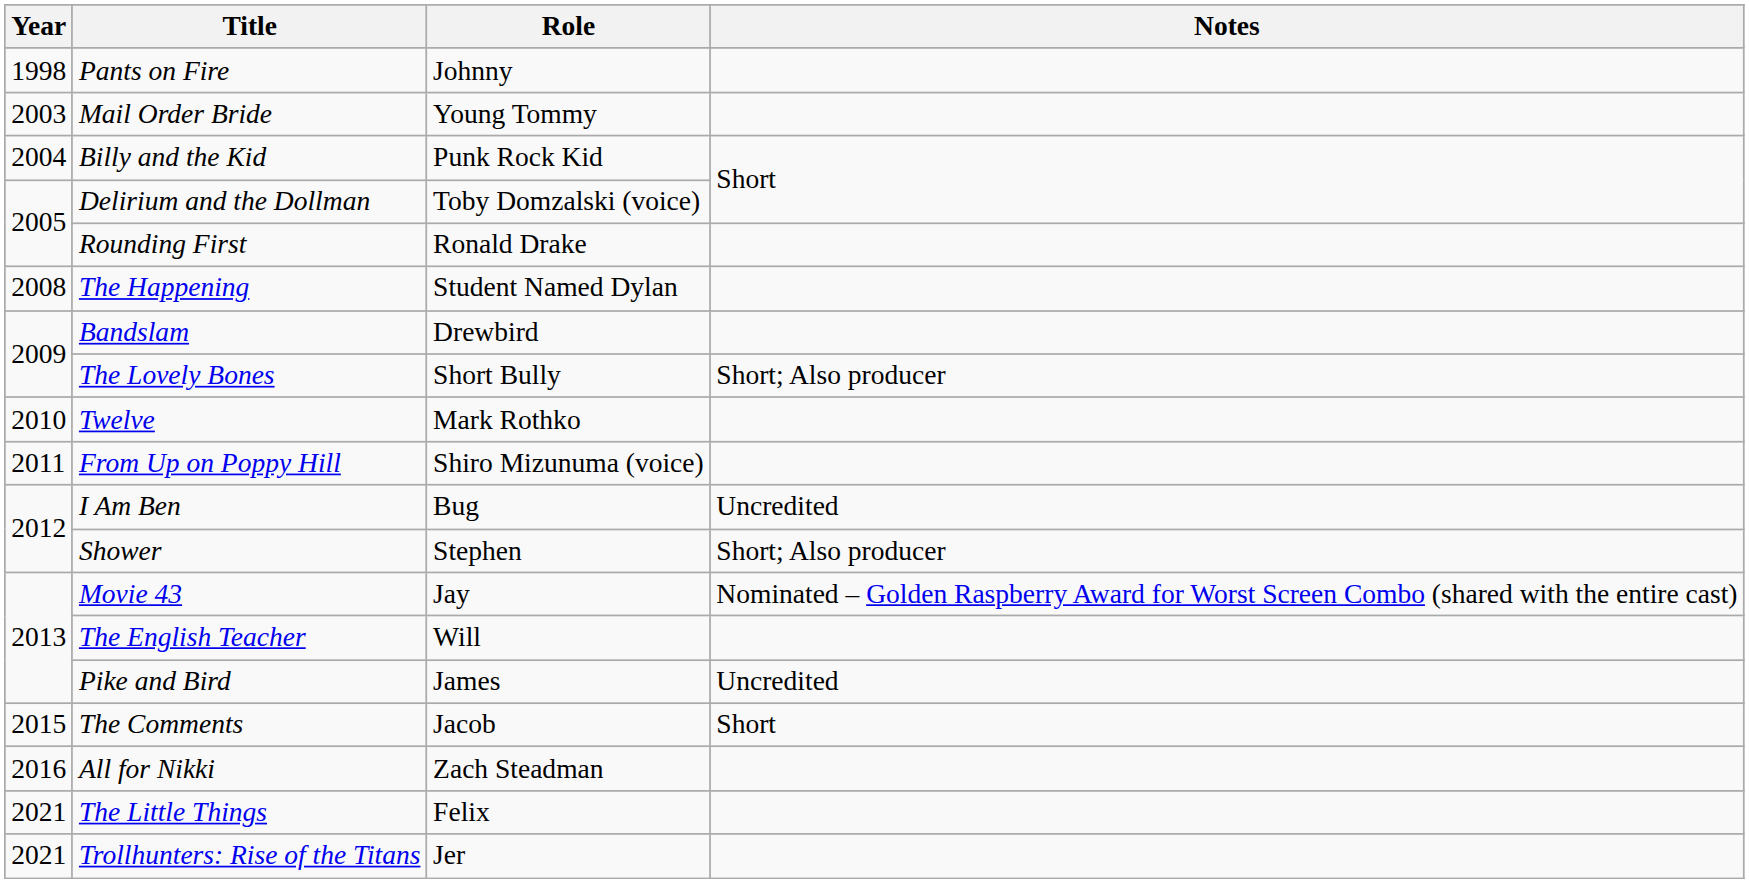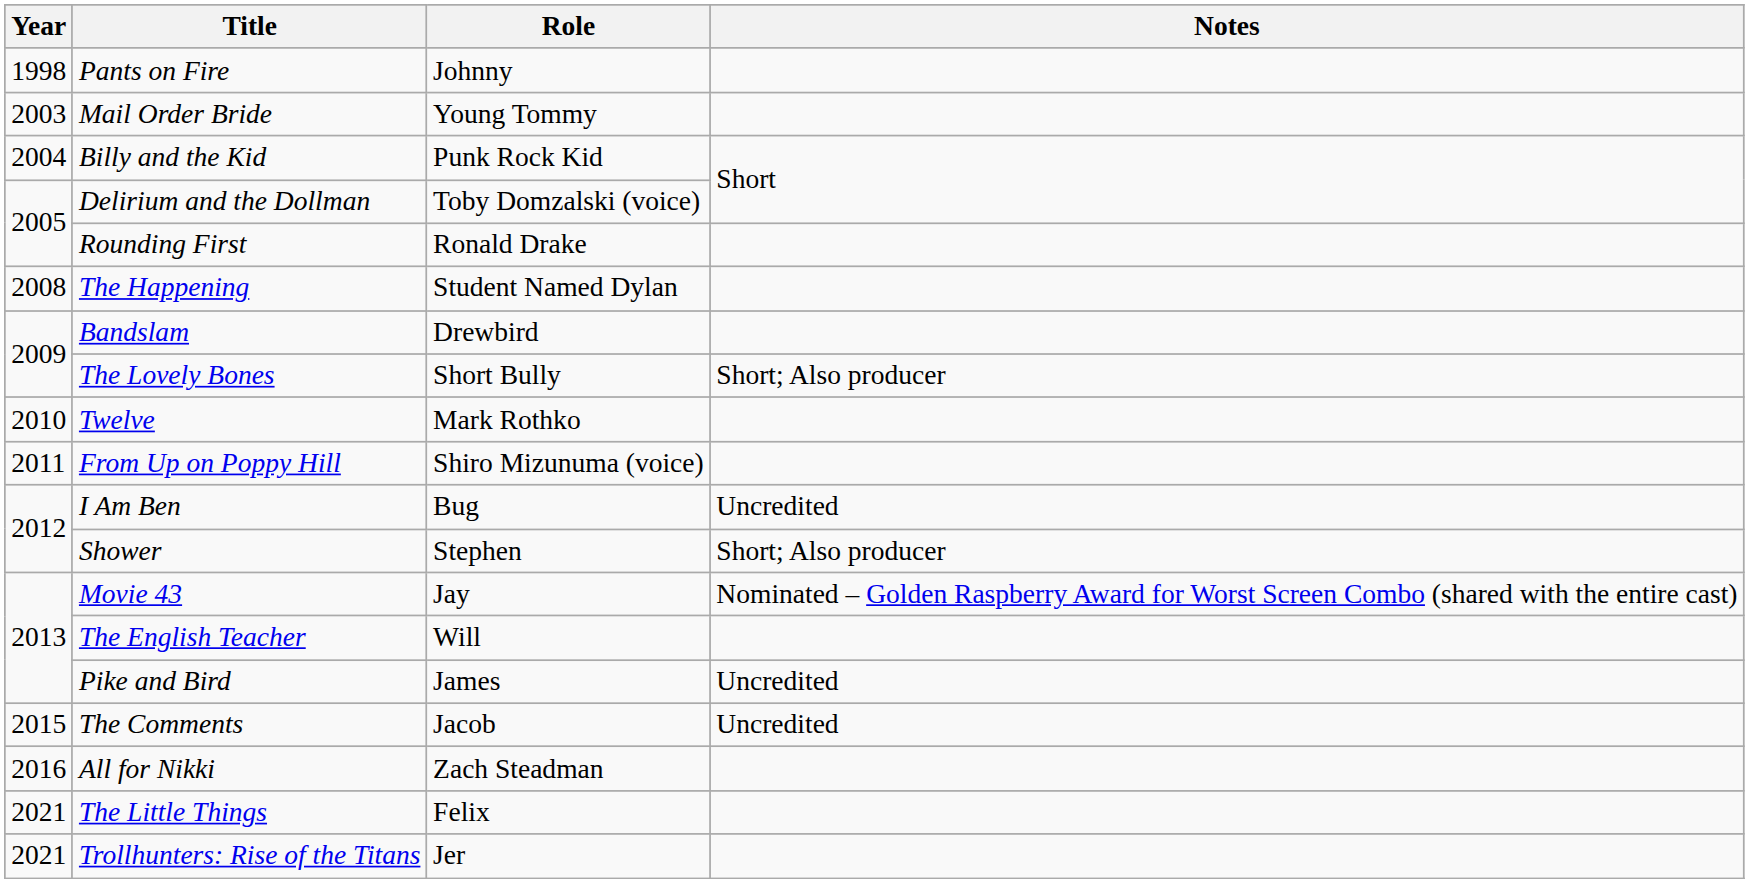(746, 724) Short -> (777, 724) Uncredited
